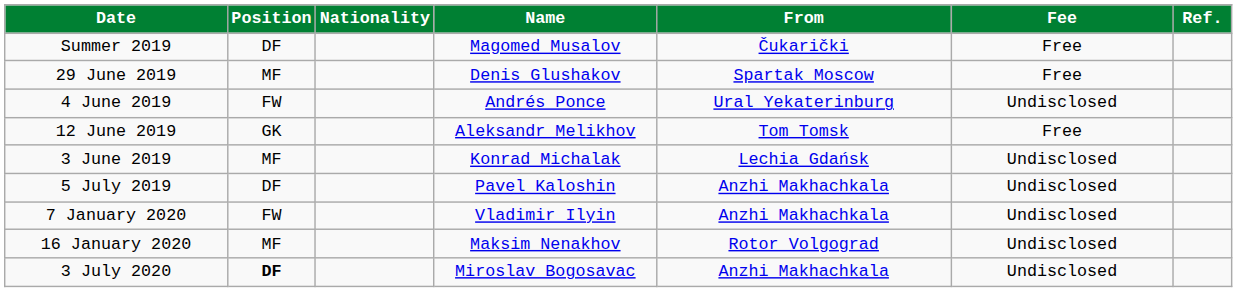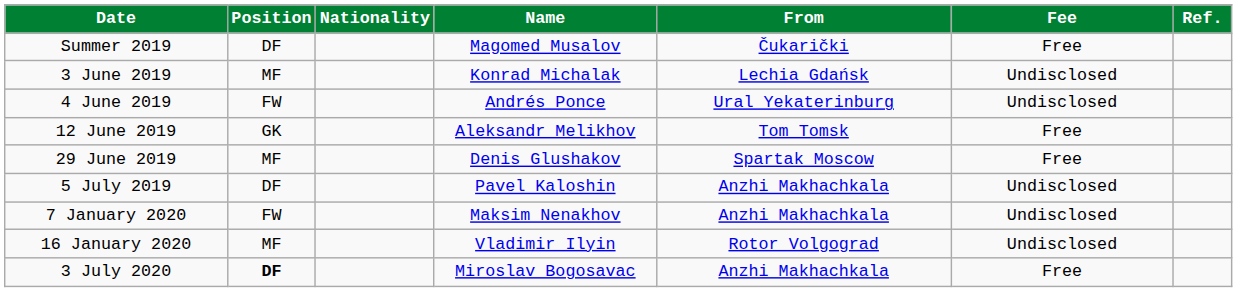rows swapped: (116, 159) <-> (116, 75)
(545, 215) Vladimir Ilyin -> (545, 215) Maksim Nenakhov
(545, 243) Maksim Nenakhov -> (545, 243) Vladimir Ilyin
(1062, 271) Undisclosed -> (1062, 271) Free
